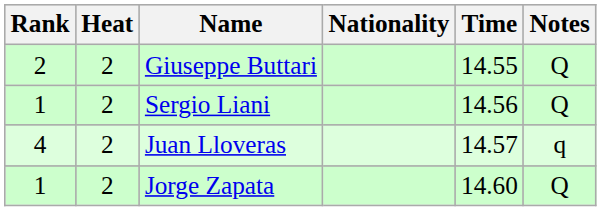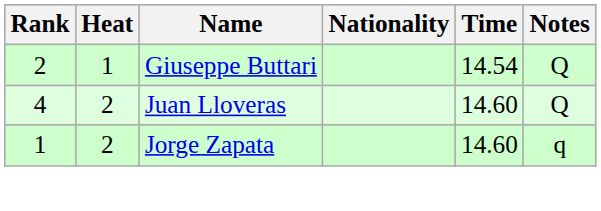(107, 64) 2 -> (107, 64) 1
(489, 64) 14.55 -> (489, 64) 14.54
- row: (207, 104)
(489, 144) 14.57 -> (489, 104) 14.60
(560, 144) q -> (560, 104) Q
(560, 184) Q -> (560, 144) q
